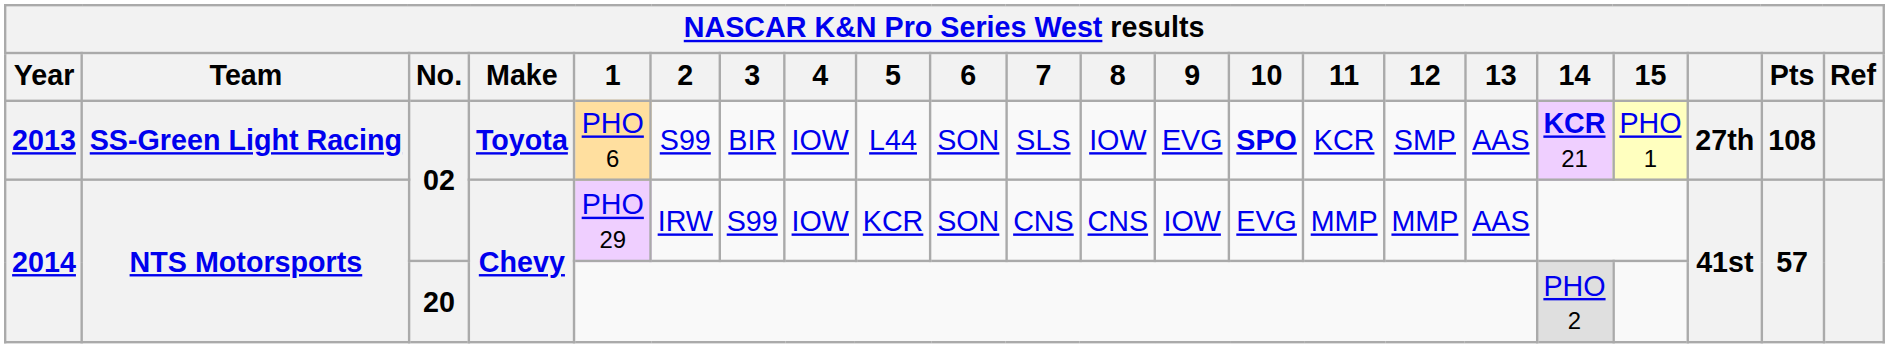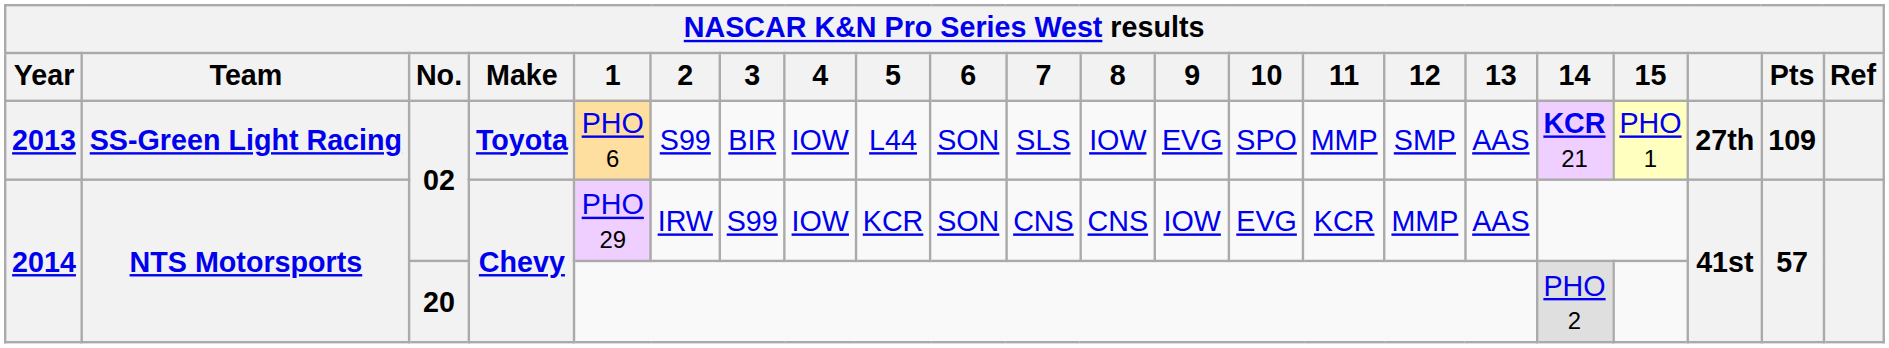(1267, 140) bold -> (1267, 140) normal
(1344, 140) KCR -> (1344, 140) MMP
(1792, 140) 108 -> (1792, 140) 109
(1344, 221) MMP -> (1344, 221) KCR
